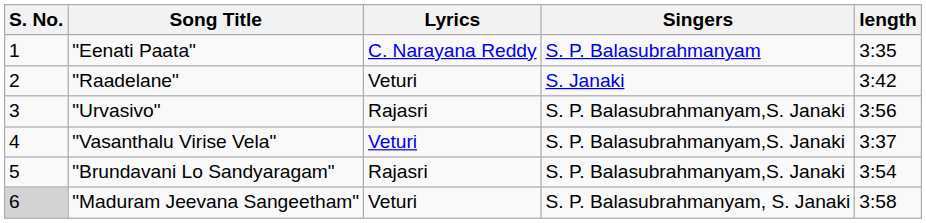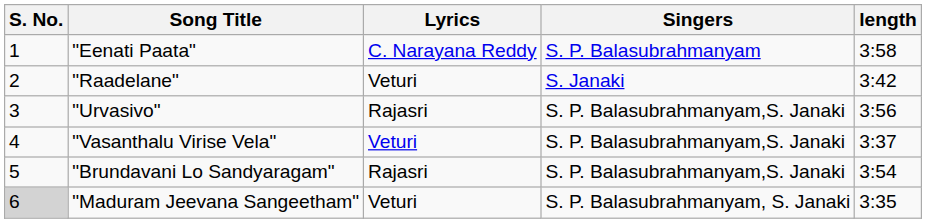(878, 50) 3:35 -> (878, 50) 3:58
(878, 202) 3:58 -> (878, 202) 3:35
